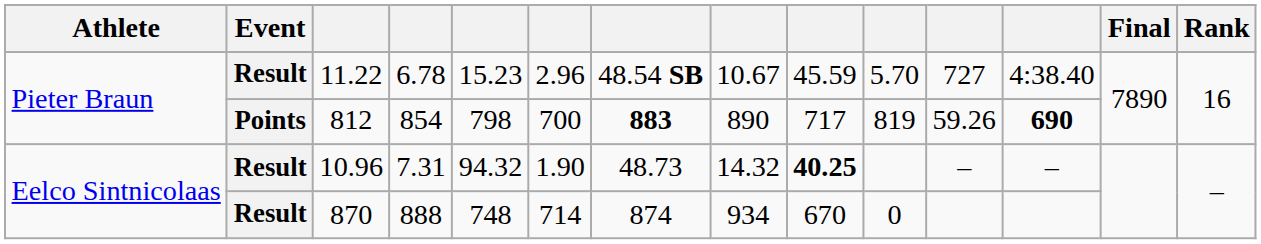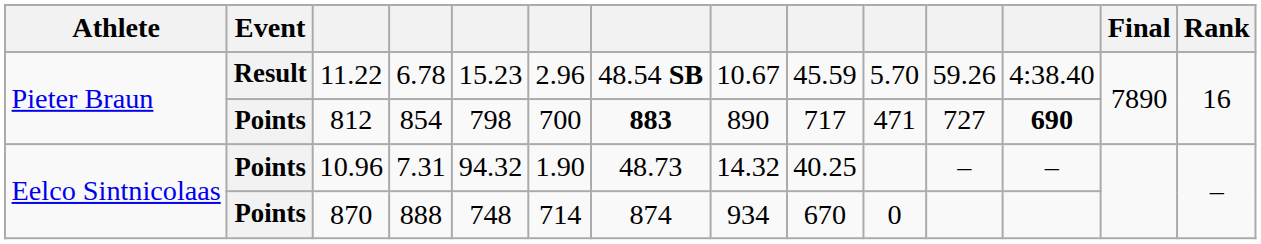(964, 74) 727 -> (964, 74) 59.26
(895, 121) 819 -> (895, 121) 471
(964, 121) 59.26 -> (964, 121) 727
(270, 167) Result -> (270, 167) Points
(825, 167) bold -> (825, 167) normal
(270, 214) Result -> (270, 214) Points
